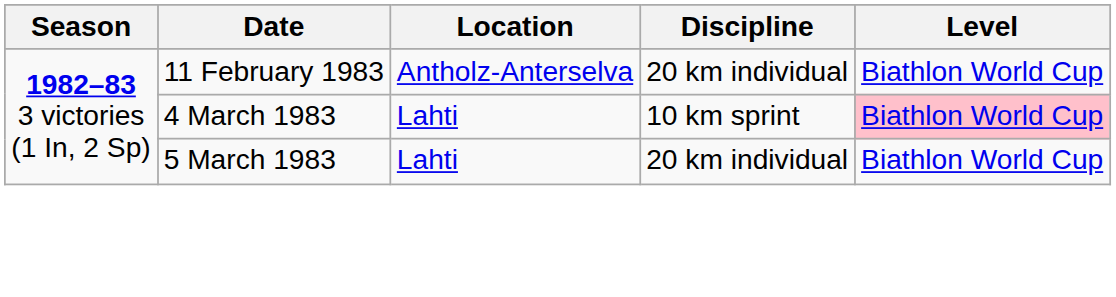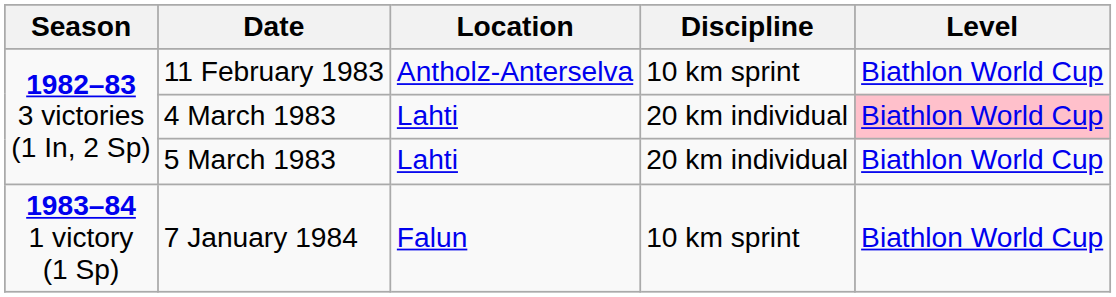(747, 71) 20 km individual -> (723, 71) 10 km sprint
(723, 116) 10 km sprint -> (747, 116) 20 km individual
+ row: (261, 237)
